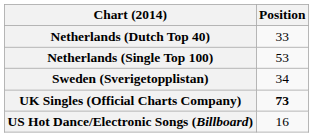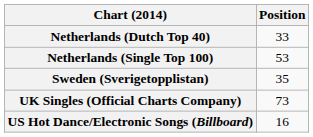(282, 79) 34 -> (282, 79) 35
(282, 100) bold -> (282, 100) normal
